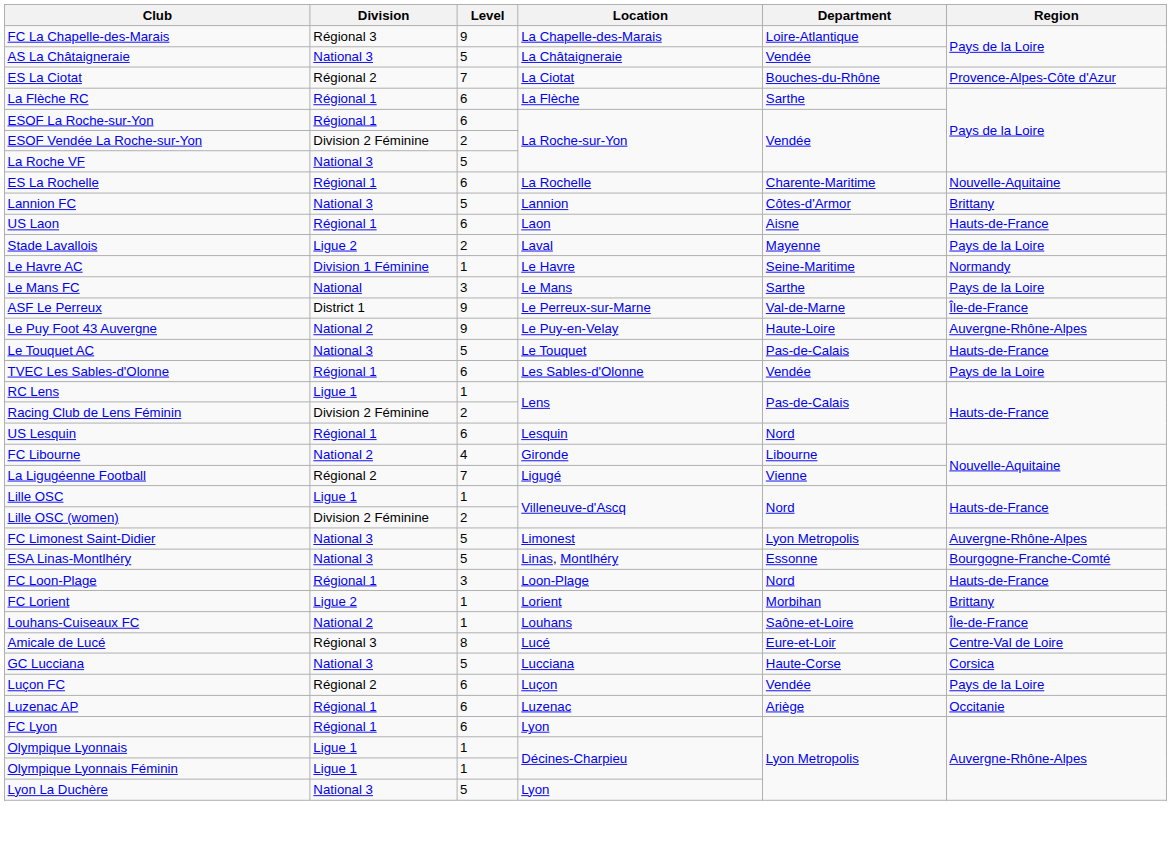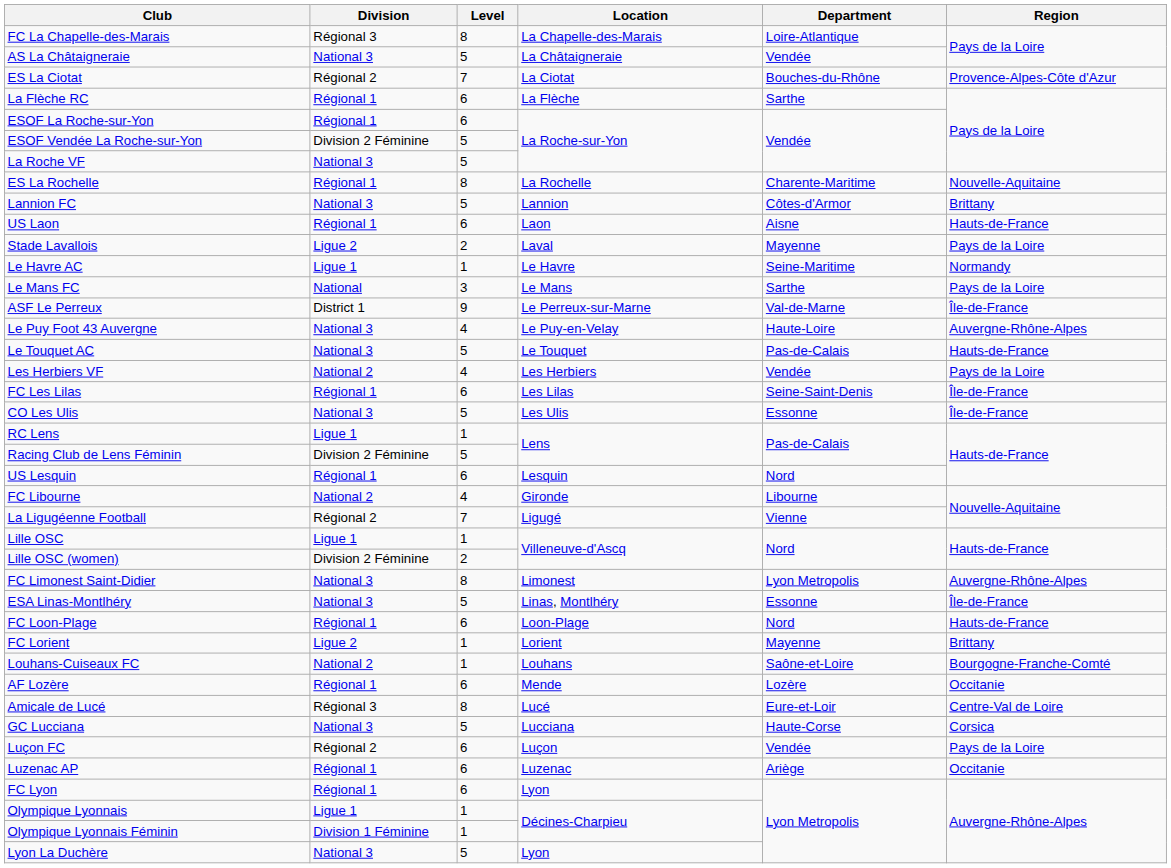(464, 36) 9 -> (464, 36) 8
(464, 141) 2 -> (464, 141) 5
(464, 183) 6 -> (464, 183) 8
(371, 266) Division 1 Féminine -> (335, 266) Ligue 1
(343, 329) National 2 -> (343, 329) National 3
(464, 329) 9 -> (464, 329) 4
+ row: (55, 371)
+ row: (44, 392)
- row: (88, 371)
+ row: (43, 413)
(464, 413) 2 -> (464, 455) 5
(464, 539) 5 -> (464, 580) 8
(1030, 559) Bourgogne-Franche-Comté -> (989, 601) Île-de-France
(464, 580) 3 -> (464, 622) 6
(793, 601) Morbihan -> (793, 643) Mayenne
(989, 622) Île-de-France -> (1030, 664) Bourgogne-Franche-Comté
+ row: (38, 685)
(335, 769) Ligue 1 -> (371, 832) Division 1 Féminine
